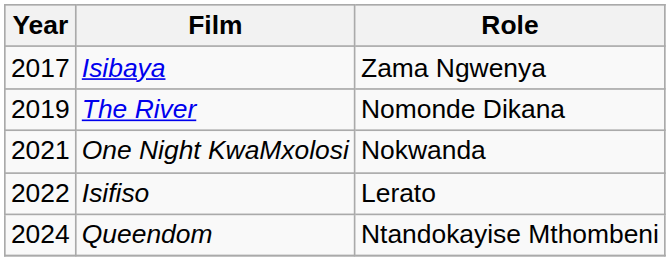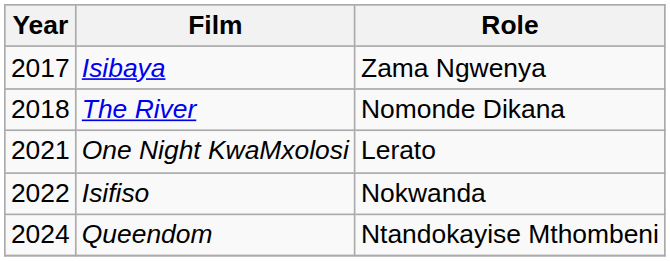(40, 109) 2019 -> (40, 109) 2018
(423, 151) Nokwanda -> (398, 151) Lerato
(398, 192) Lerato -> (423, 192) Nokwanda
